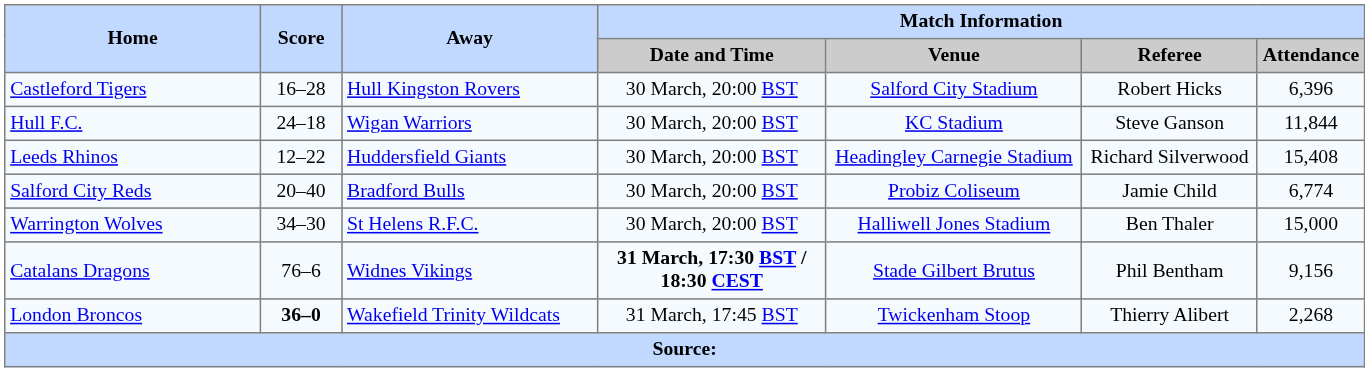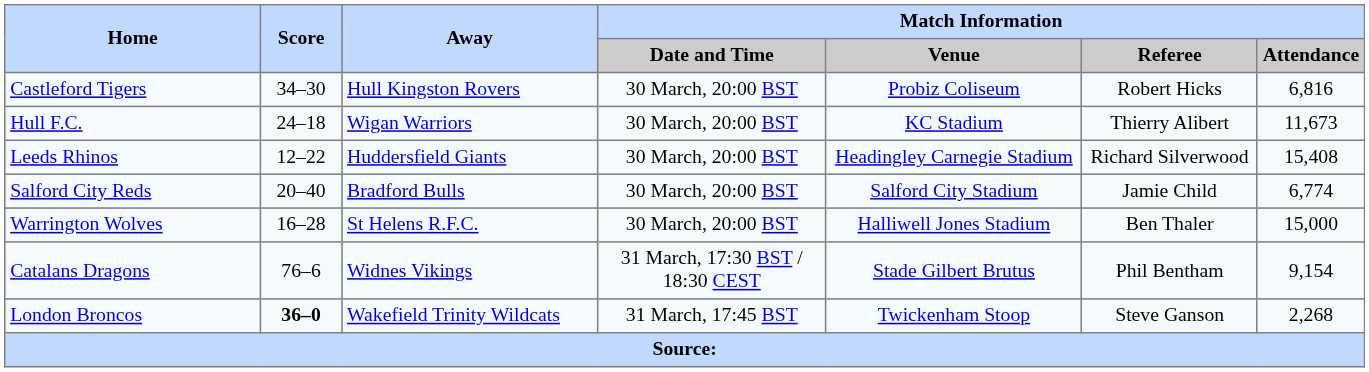(301, 89) 16–28 -> (301, 89) 34–30
(954, 89) Salford City Stadium -> (954, 89) Probiz Coliseum
(1311, 89) 6,396 -> (1311, 89) 6,816
(1170, 123) Steve Ganson -> (1170, 123) Thierry Alibert
(1311, 123) 11,844 -> (1311, 123) 11,673
(954, 190) Probiz Coliseum -> (954, 190) Salford City Stadium
(301, 224) 34–30 -> (301, 224) 16–28
(712, 270) bold -> (712, 270) normal
(1311, 270) 9,156 -> (1311, 270) 9,154
(1170, 315) Thierry Alibert -> (1170, 315) Steve Ganson
